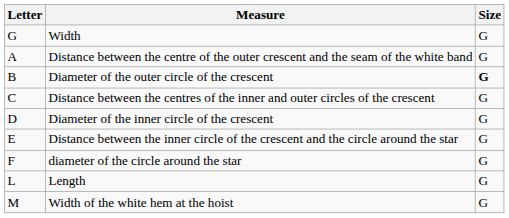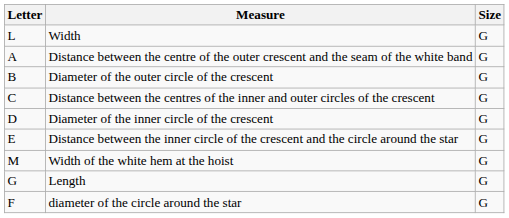(12, 35) G -> (11, 35) L
(484, 77) bold -> (483, 77) normal
rows swapped: (145, 160) <-> (141, 202)
(11, 181) L -> (12, 181) G
